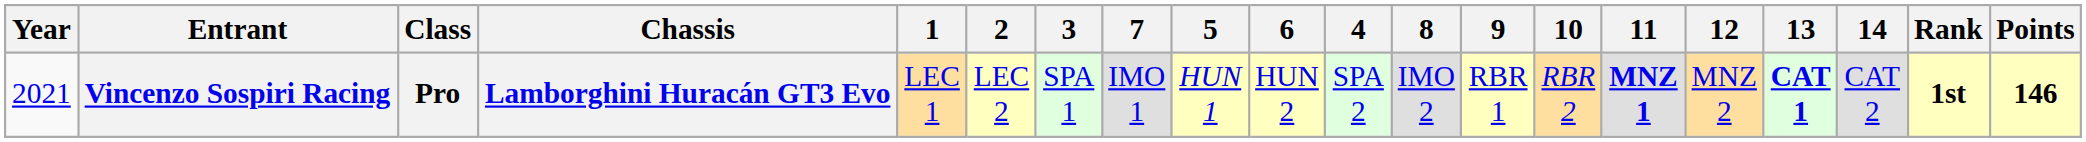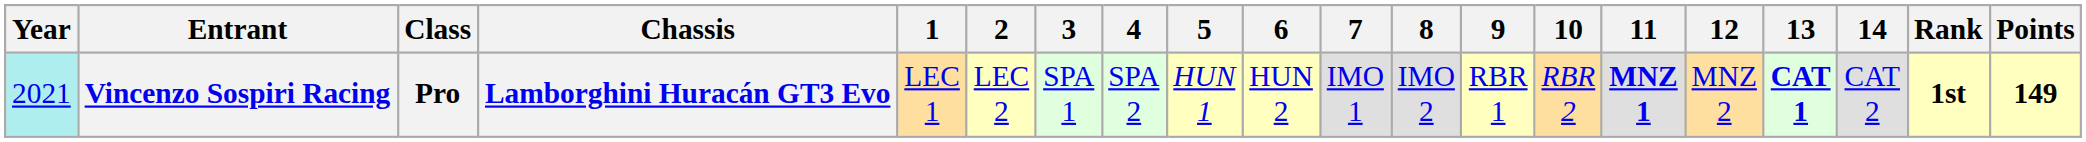columns swapped: (1358, 28) <-> (1137, 28)
(41, 94) no background -> (41, 94) paleturquoise background
(2036, 94) 146 -> (2036, 94) 149
